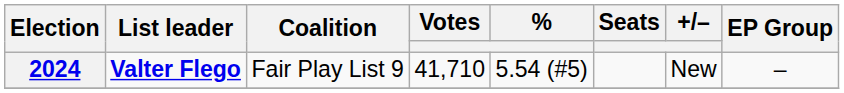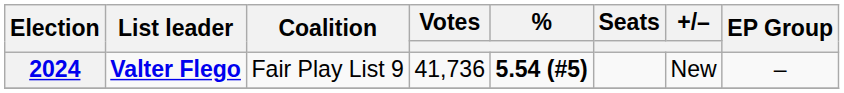(450, 69) 41,710 -> (450, 69) 41,736
(542, 69) normal -> (542, 69) bold
